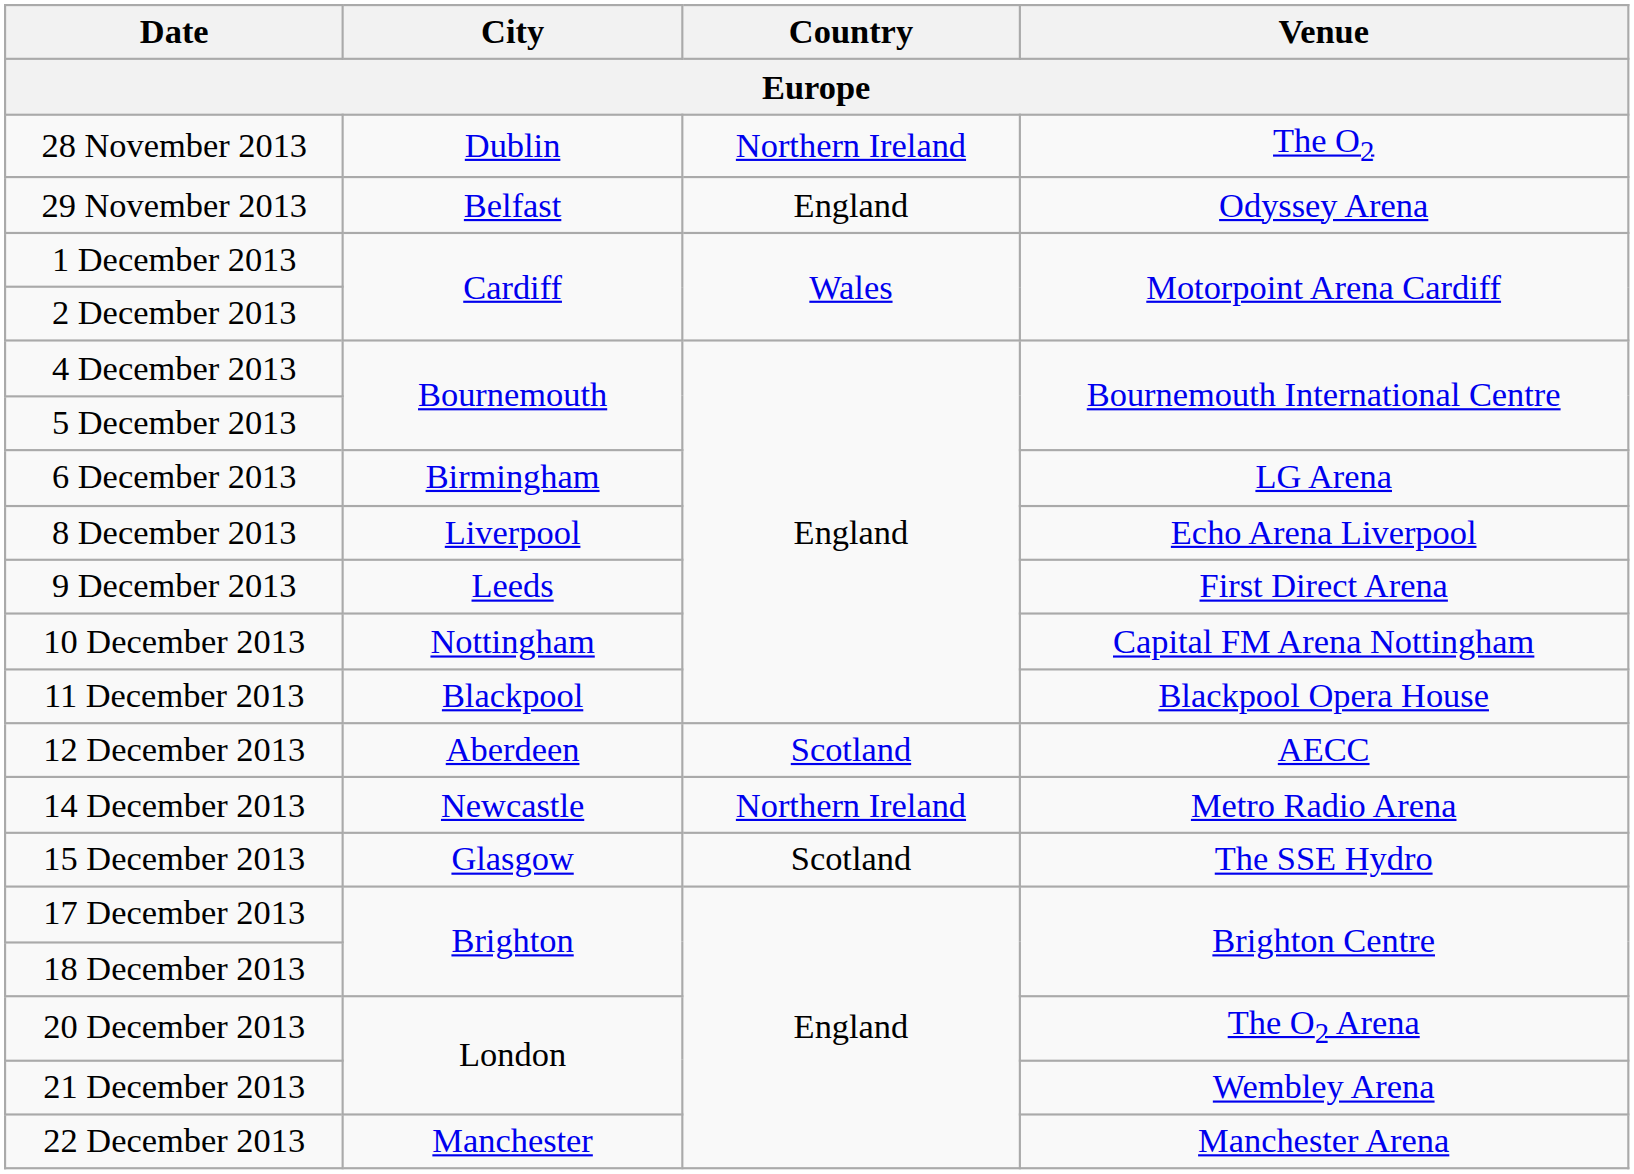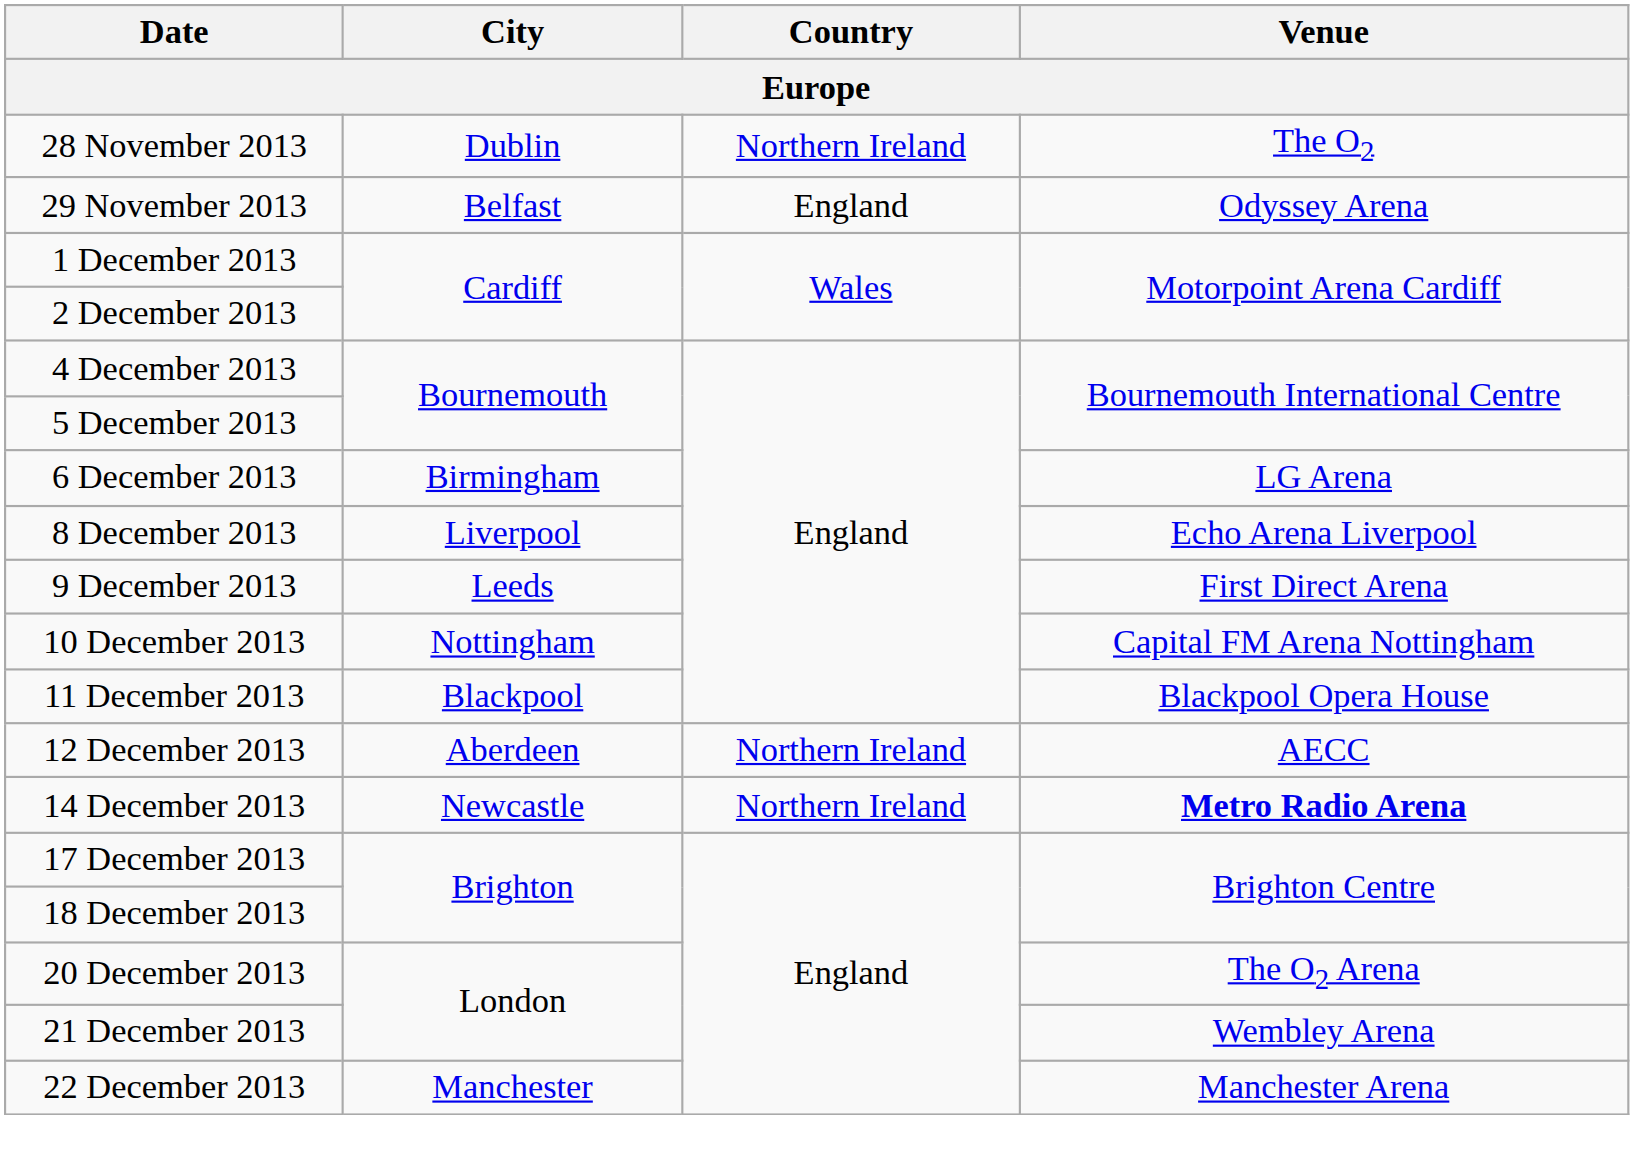(851, 750) Scotland -> (851, 750) Northern Ireland
(1324, 804) normal -> (1324, 804) bold
- row: (174, 859)
